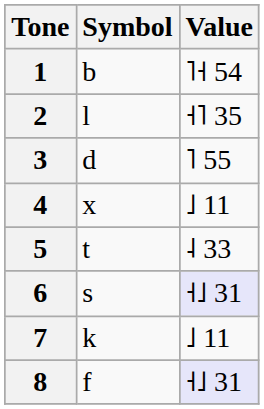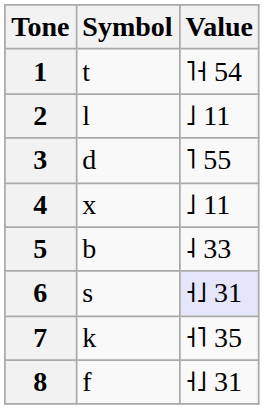(89, 71) b -> (86, 71) t
(214, 115) ˧˥ 35 -> (208, 115) ˩ 11
(86, 248) t -> (89, 248) b
(208, 337) ˩ 11 -> (214, 337) ˧˥ 35
(214, 381) lavender background -> (214, 381) no background
